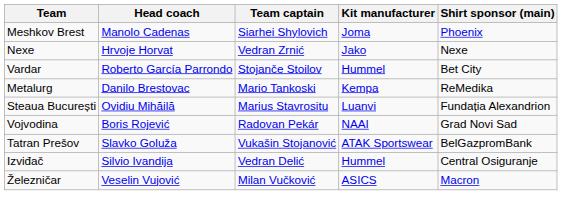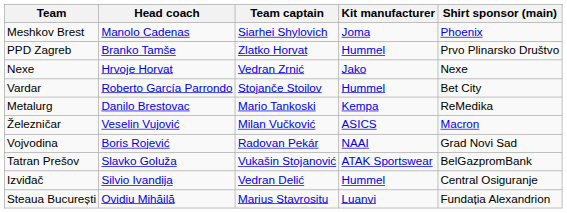+ row: (39, 50)
rows swapped: (34, 180) <-> (52, 106)
